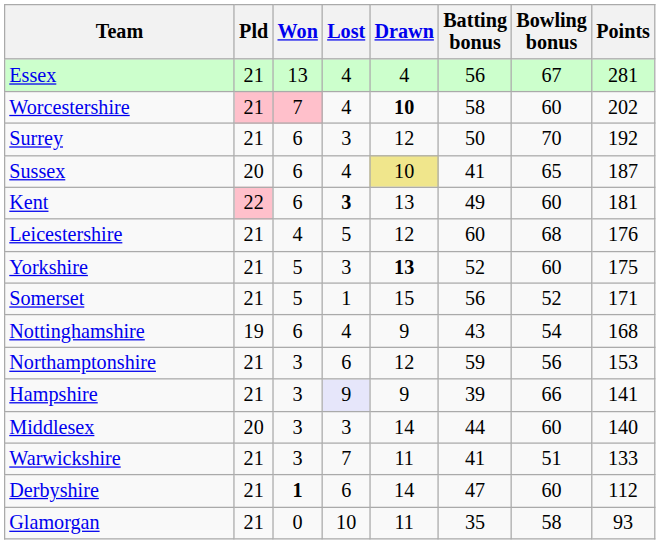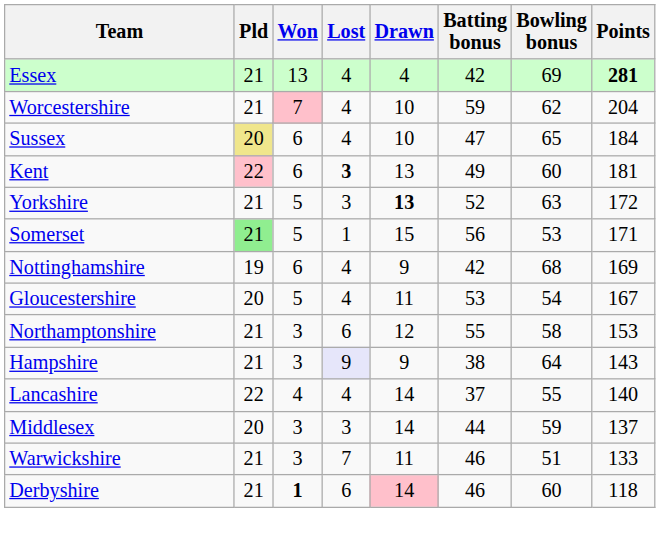(475, 75) 56 -> (475, 75) 42
(552, 75) 67 -> (552, 75) 69
(623, 75) normal -> (623, 75) bold
(254, 107) pink background -> (254, 107) no background
(404, 107) bold -> (404, 107) normal
(475, 107) 58 -> (475, 107) 59
(552, 107) 60 -> (552, 107) 62
(623, 107) 202 -> (623, 107) 204
- row: (36, 139)
(254, 171) no background -> (254, 139) khaki background
(404, 171) khaki background -> (404, 139) no background
(475, 171) 41 -> (475, 139) 47
(623, 171) 187 -> (623, 139) 184
- row: (66, 235)
(552, 266) 60 -> (552, 203) 63
(623, 266) 175 -> (623, 203) 172
(254, 298) no background -> (254, 235) lightgreen background
(552, 298) 52 -> (552, 235) 53
(475, 330) 43 -> (475, 266) 42
(552, 330) 54 -> (552, 266) 68
(623, 330) 168 -> (623, 266) 169
+ row: (73, 298)
(475, 362) 59 -> (475, 330) 55
(552, 362) 56 -> (552, 330) 58
(475, 394) 39 -> (475, 362) 38
(552, 394) 66 -> (552, 362) 64
(623, 394) 141 -> (623, 362) 143
+ row: (53, 394)
(552, 426) 60 -> (552, 426) 59
(623, 426) 140 -> (623, 426) 137
(475, 458) 41 -> (475, 458) 46
(404, 490) no background -> (404, 490) pink background
(475, 490) 47 -> (475, 490) 46
(623, 490) 112 -> (623, 490) 118
- row: (54, 522)
